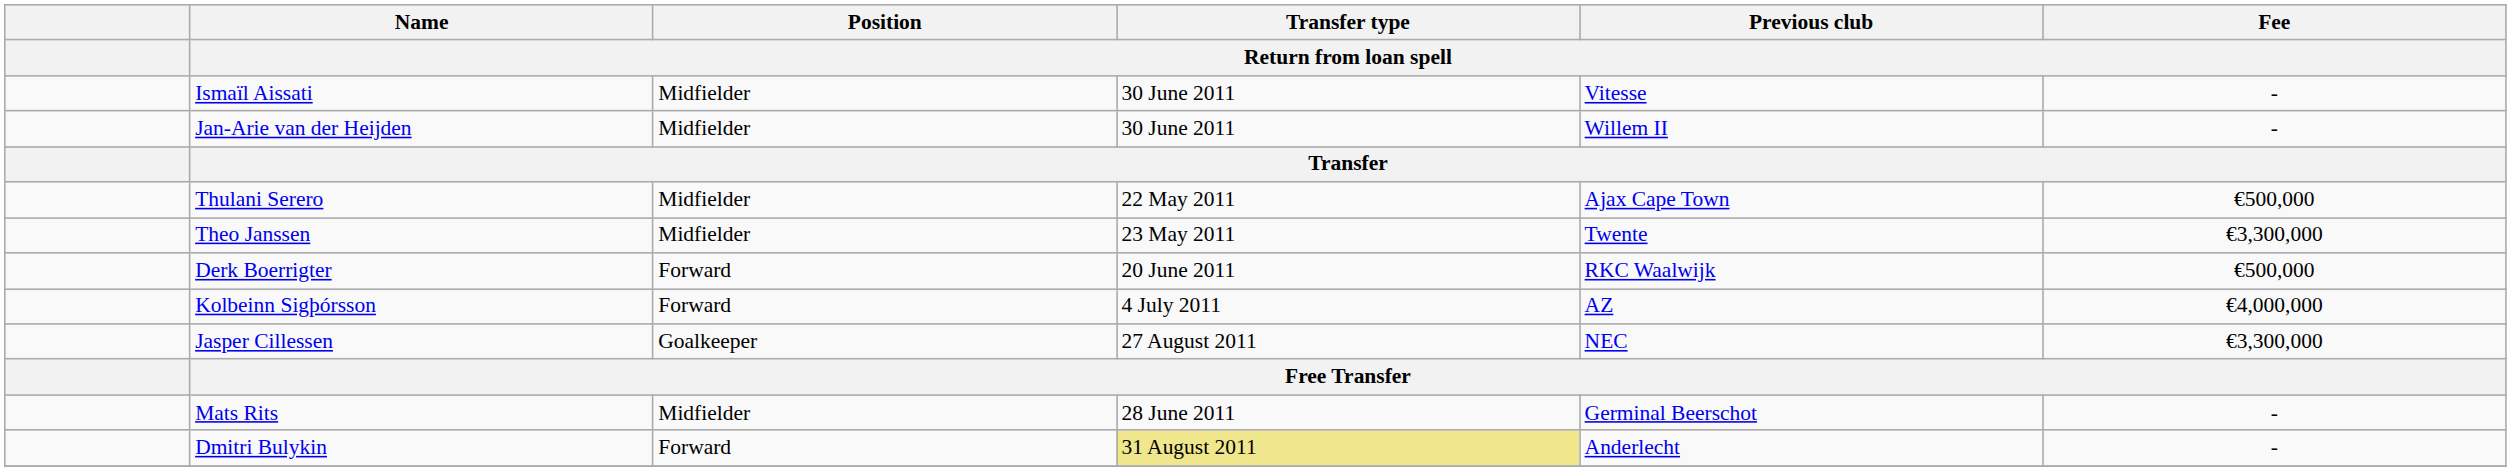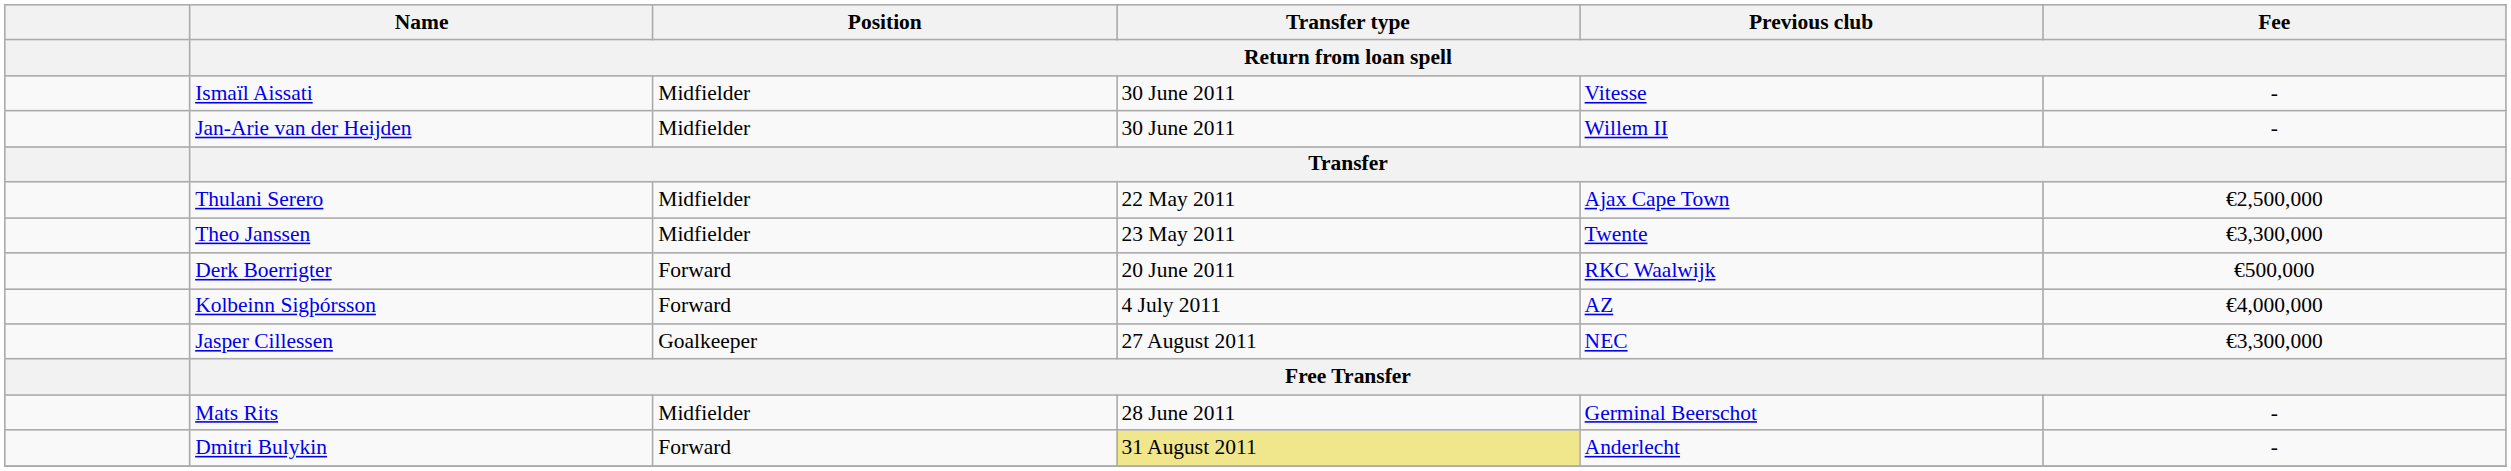(2274, 199) €500,000 -> (2274, 199) €2,500,000
